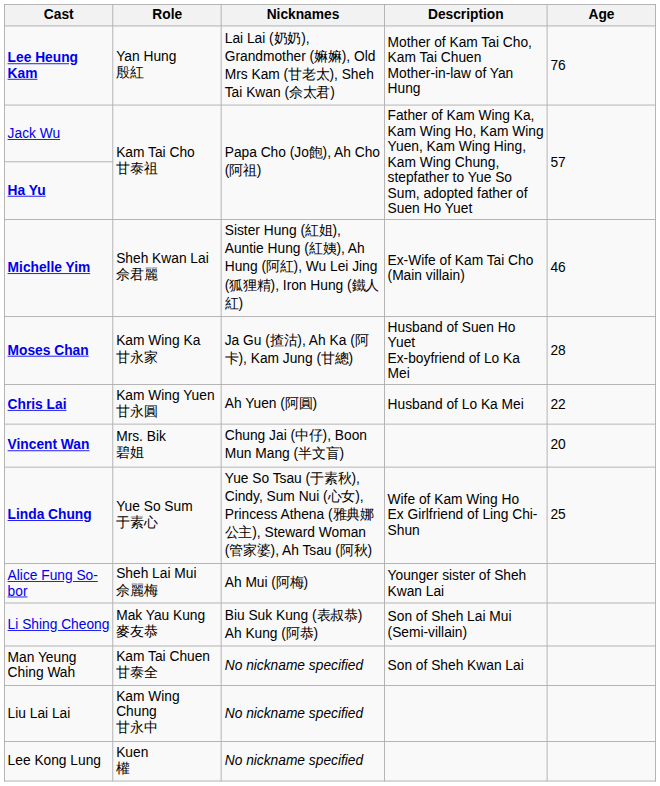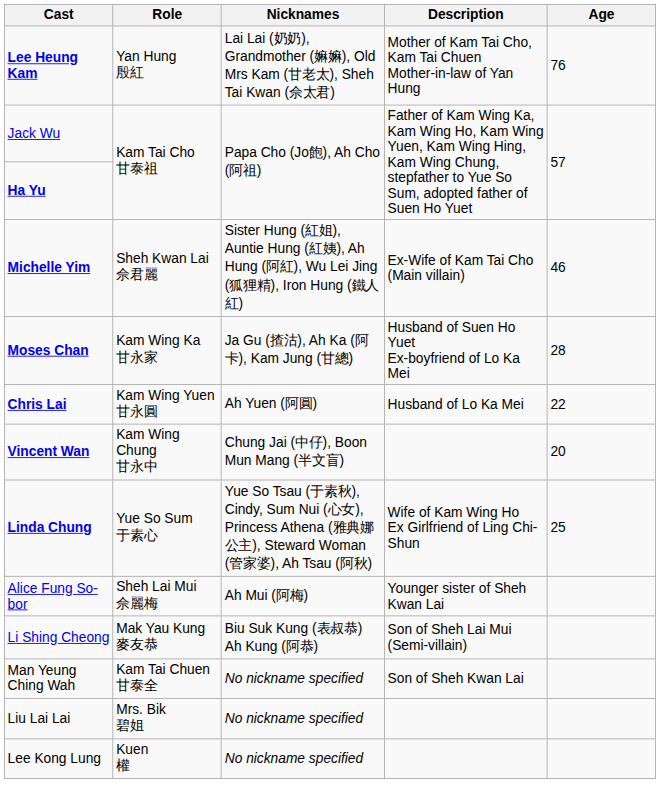(141, 444) Mrs. Bik 碧姐 -> (148, 451) Kam Wing Chung 甘永中
(148, 712) Kam Wing Chung 甘永中 -> (141, 717) Mrs. Bik 碧姐
